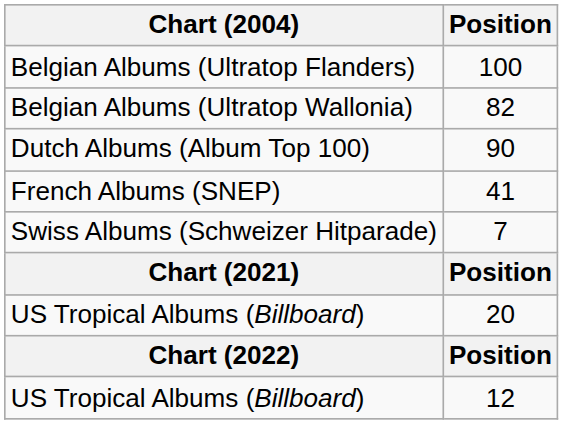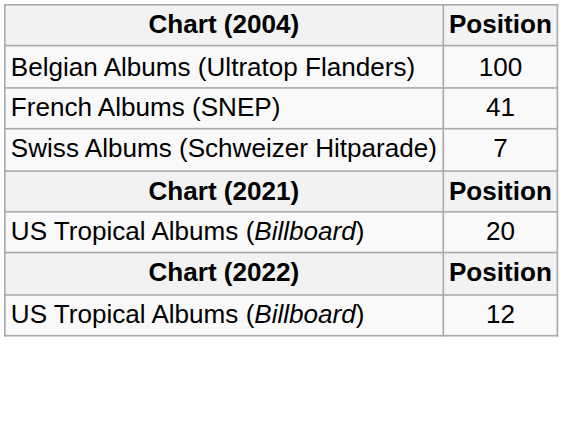- row: (500, 107)
- row: (500, 149)
